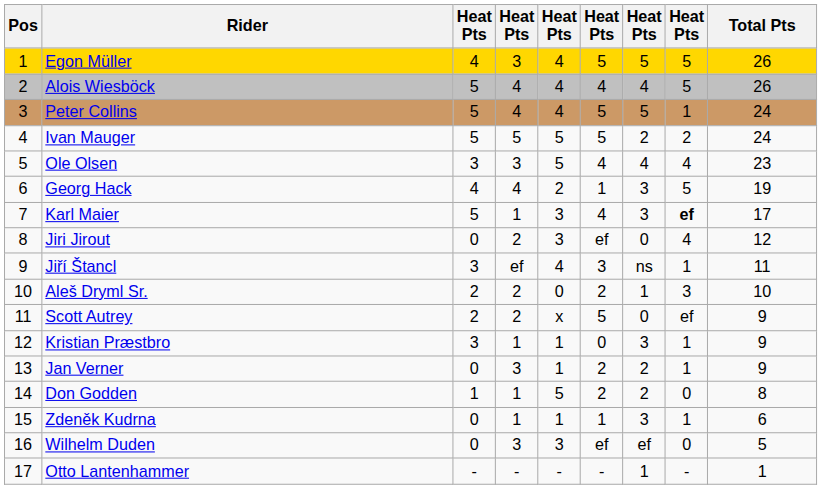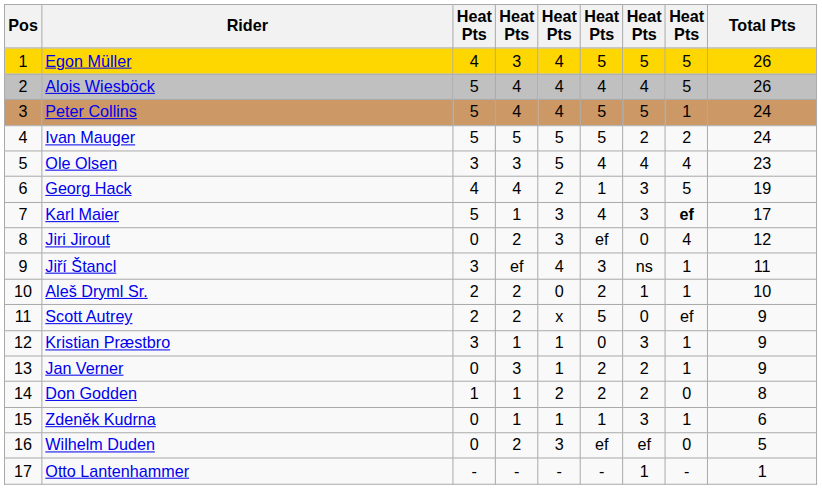(687, 291) 3 -> (687, 291) 1
(559, 394) 5 -> (559, 394) 2
(517, 445) 3 -> (517, 445) 2
